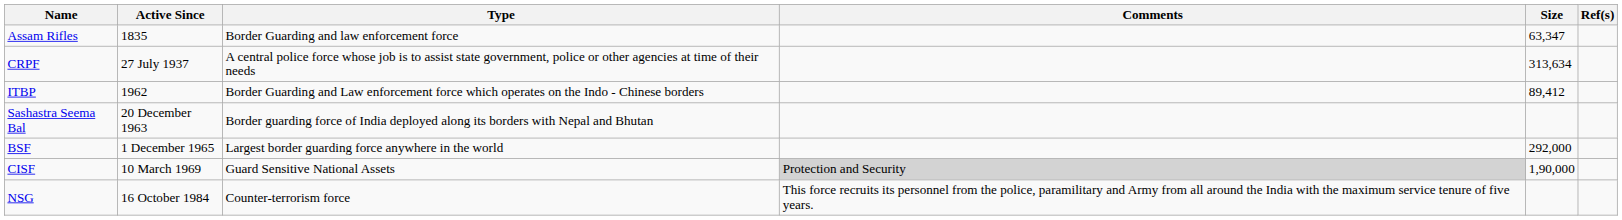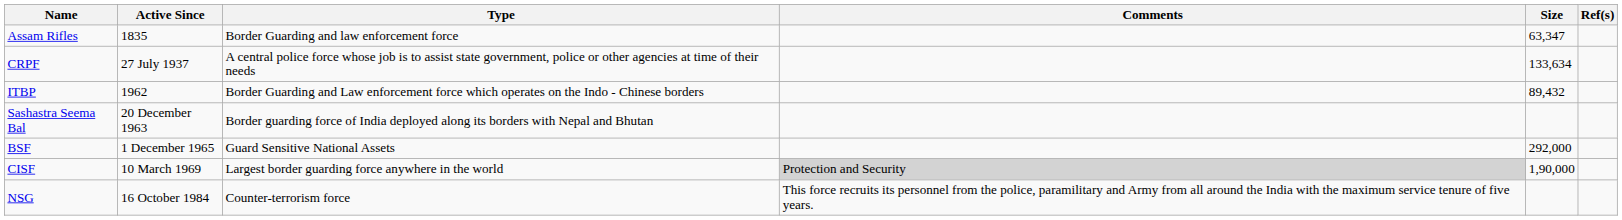(1550, 63) 313,634 -> (1550, 63) 133,634
(1547, 92) 89,412 -> (1547, 92) 89,432
(364, 148) Largest border guarding force anywhere in the world -> (310, 148) Guard Sensitive National Assets
(310, 169) Guard Sensitive National Assets -> (364, 169) Largest border guarding force anywhere in the world
